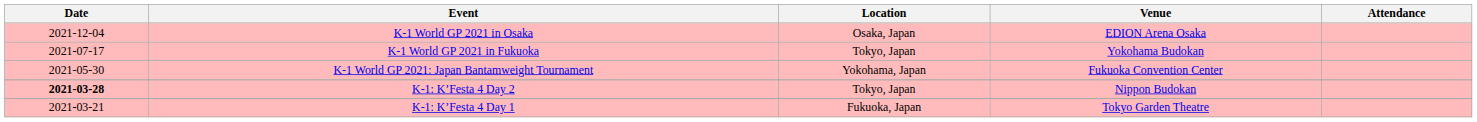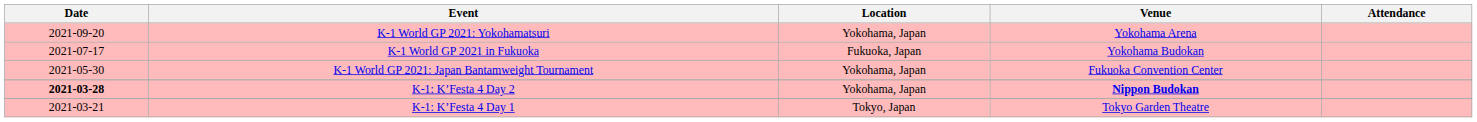- row: (463, 32)
+ row: (463, 32)
(884, 51) Tokyo, Japan -> (884, 51) Fukuoka, Japan
(884, 88) Tokyo, Japan -> (884, 88) Yokohama, Japan
(1156, 88) normal -> (1156, 88) bold
(884, 107) Fukuoka, Japan -> (884, 107) Tokyo, Japan
